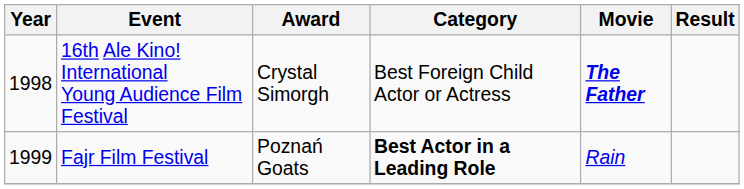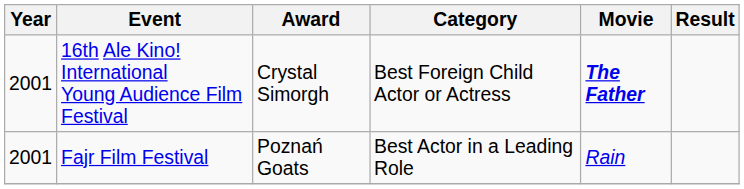(31, 83) 1998 -> (31, 83) 2001
(31, 157) 1999 -> (31, 157) 2001
(442, 157) bold -> (474, 157) normal
